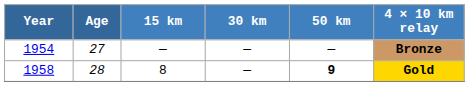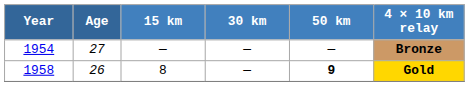(97, 71) 28 -> (97, 71) 26
